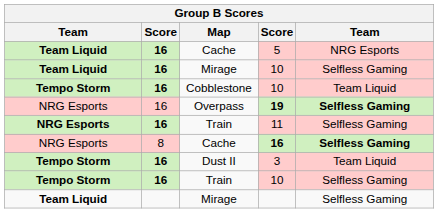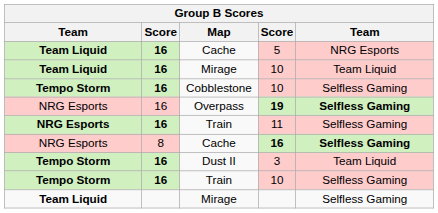(365, 69) Selfless Gaming -> (365, 69) Team Liquid
(365, 87) Team Liquid -> (365, 87) Selfless Gaming
